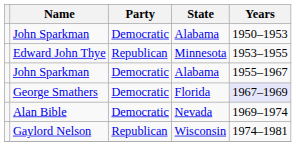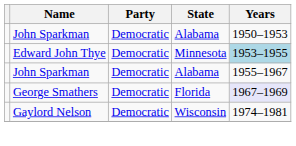(139, 53) Republican -> (140, 53) Democratic
(260, 53) no background -> (260, 53) lightblue background
- row: (40, 111)
(139, 131) Republican -> (140, 111) Democratic
